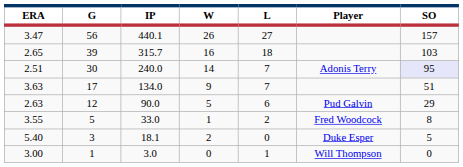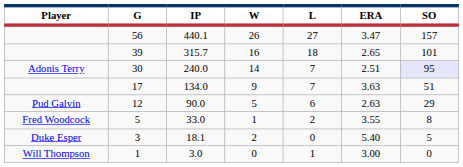columns swapped: (348, 15) <-> (34, 15)
(429, 52) 103 -> (429, 52) 101
